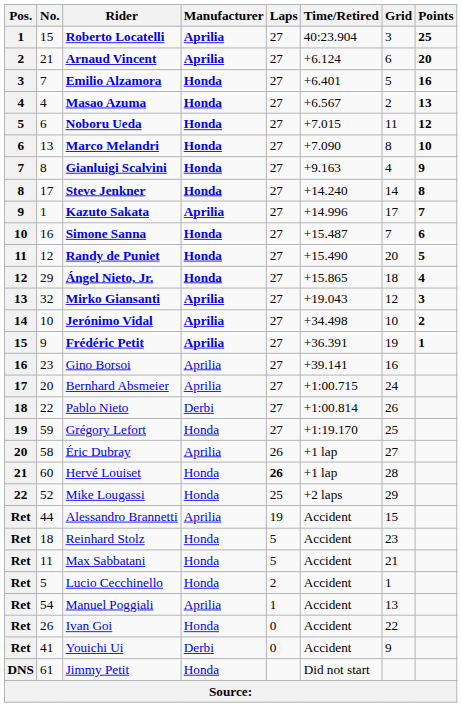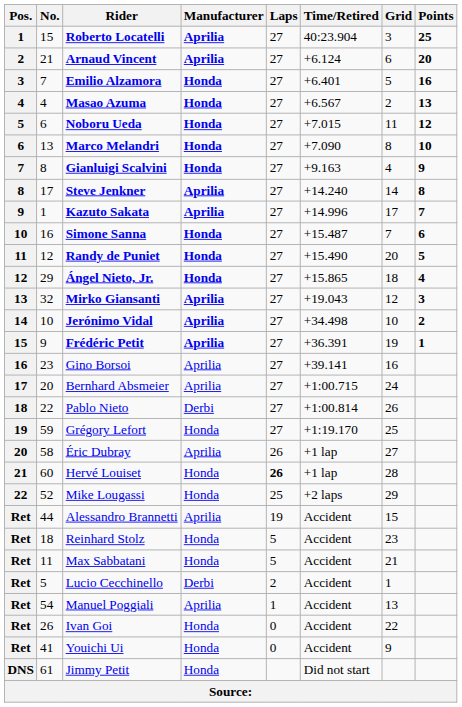(203, 190) Honda -> (204, 190) Aprilia
(201, 582) Honda -> (199, 582) Derbi
(199, 647) Derbi -> (201, 647) Honda
